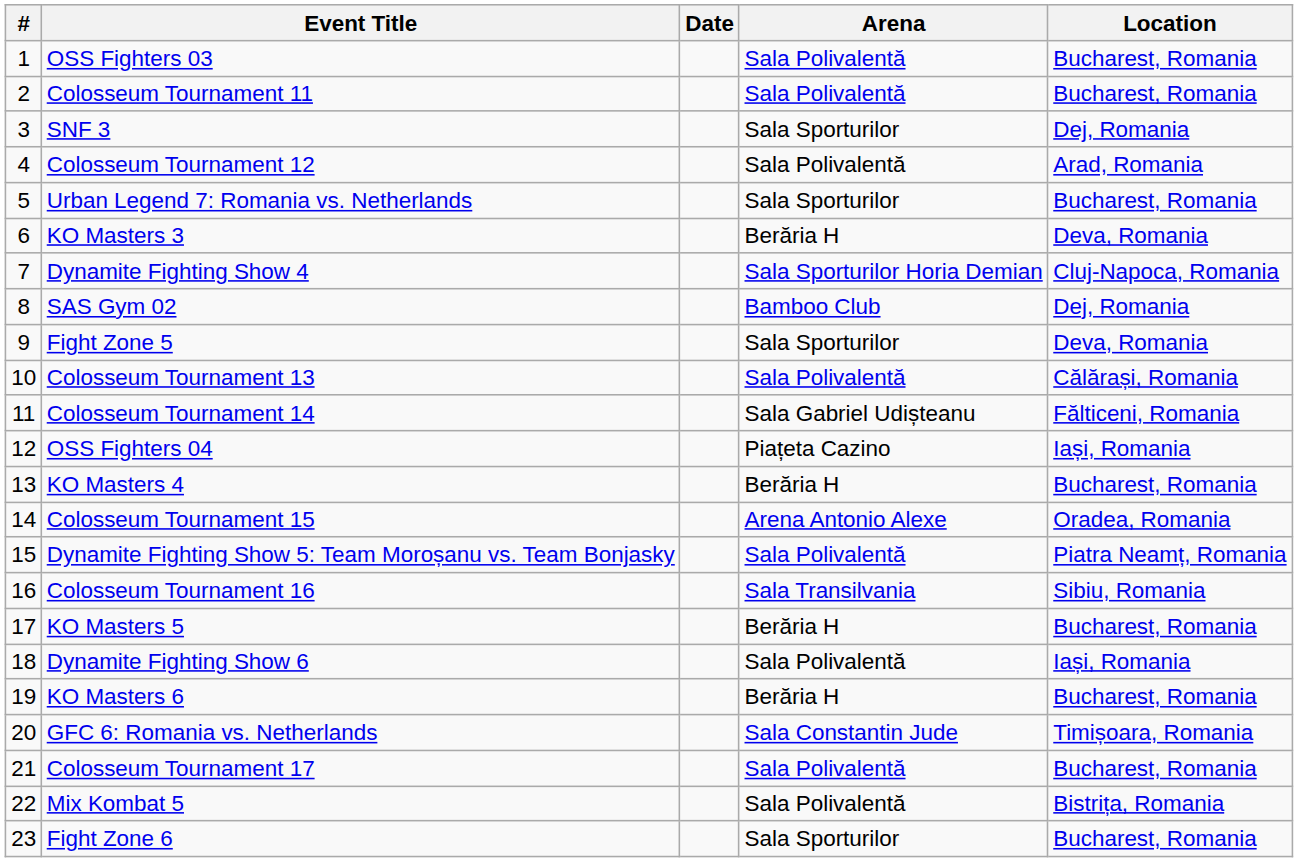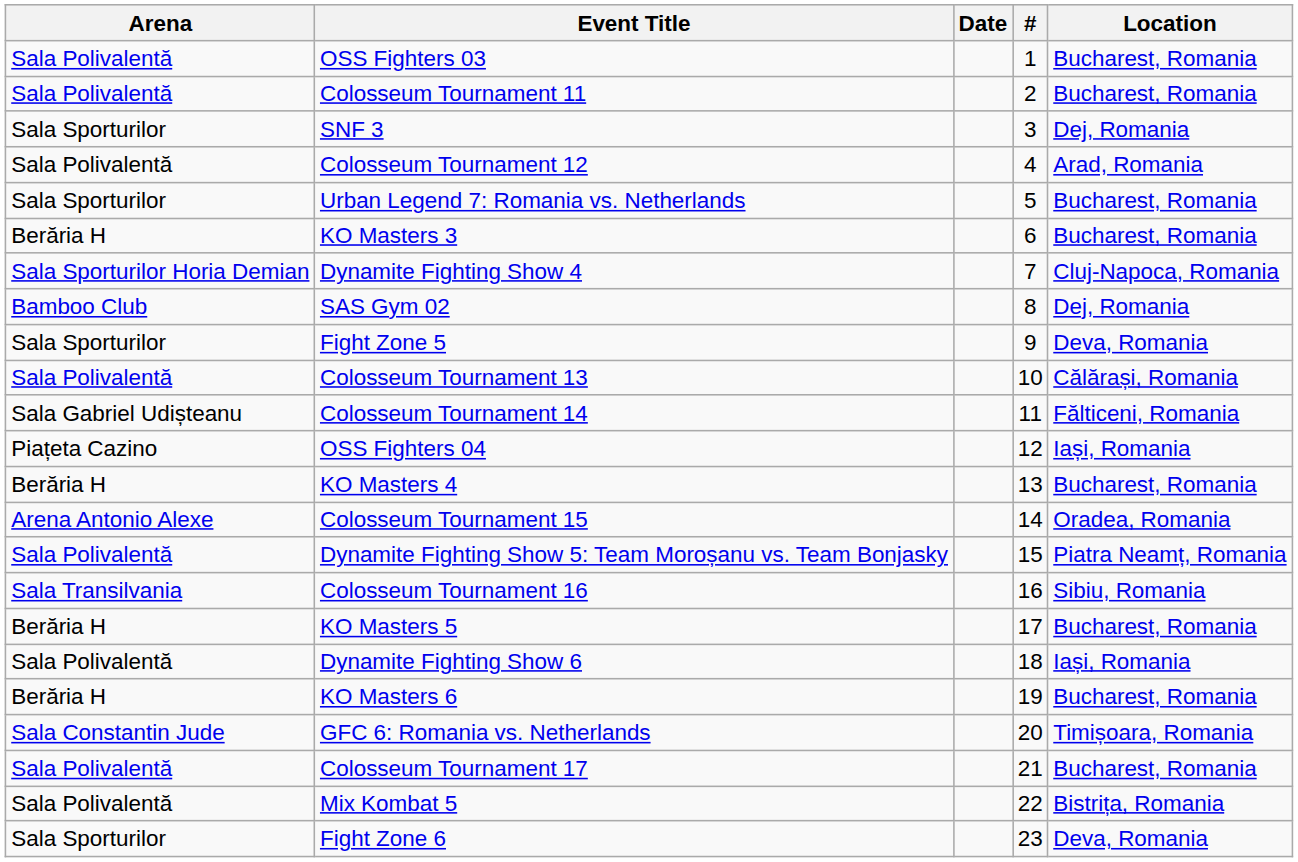columns swapped: (24, 23) <-> (894, 23)
(1131, 236) Deva, Romania -> (1155, 236) Bucharest, Romania
(1155, 839) Bucharest, Romania -> (1131, 839) Deva, Romania
